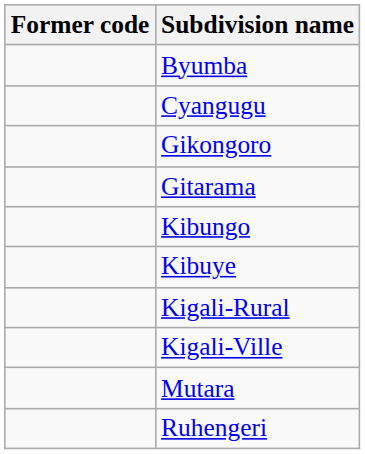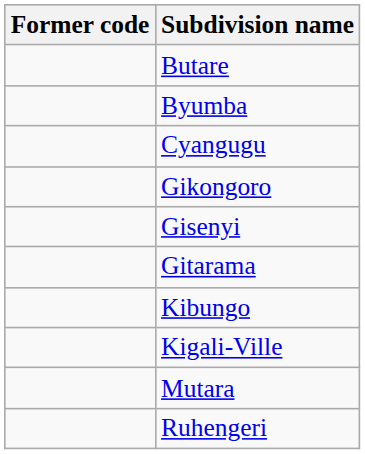+ row: (195, 65)
+ row: (201, 226)
- row: (199, 266)
- row: (225, 307)
